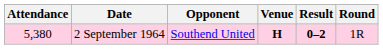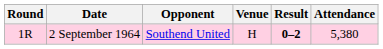columns swapped: (357, 14) <-> (38, 14)
(277, 34) bold -> (252, 34) normal
